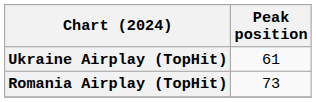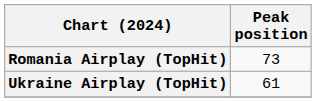rows swapped: (118, 84) <-> (118, 59)
